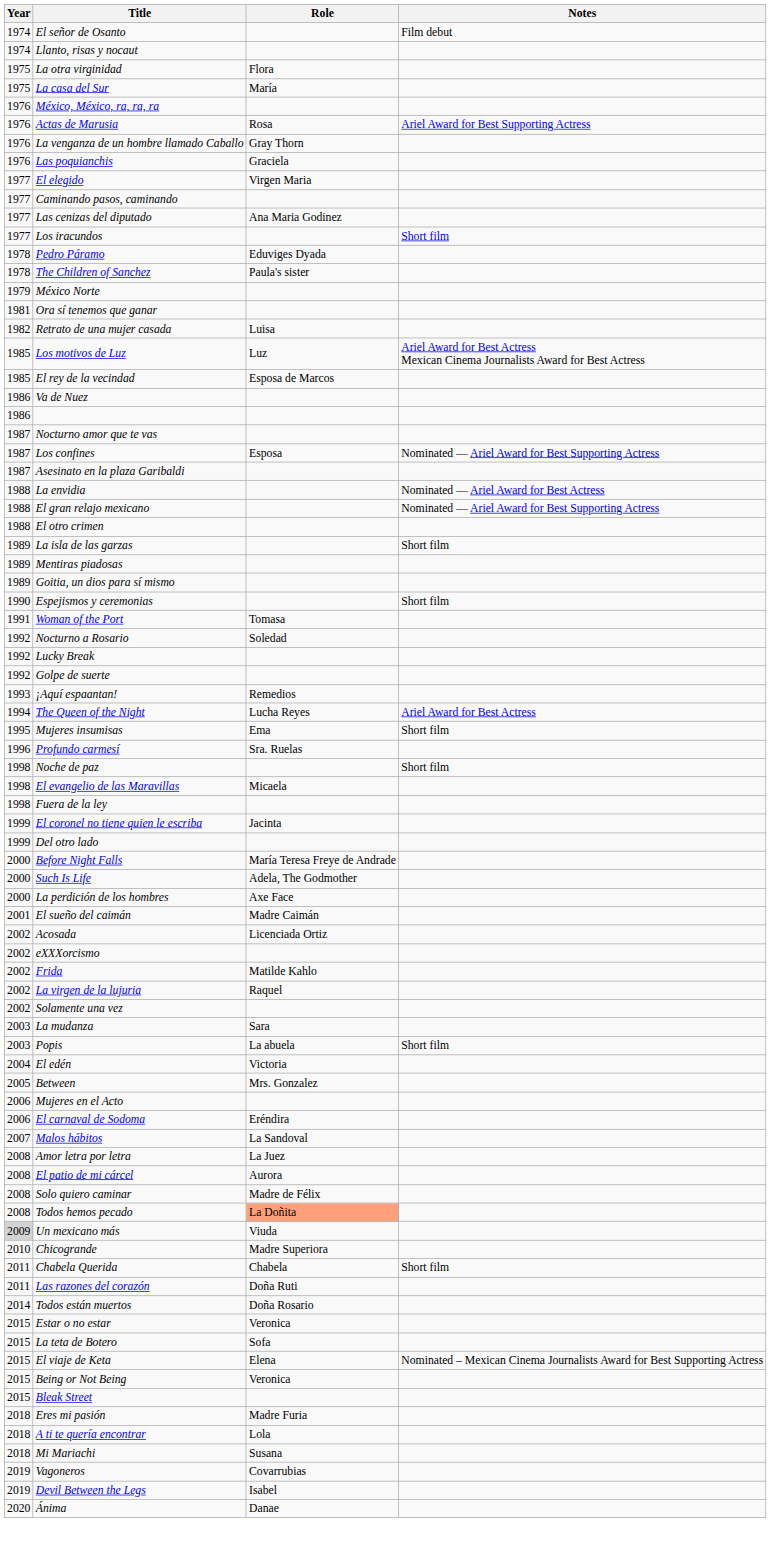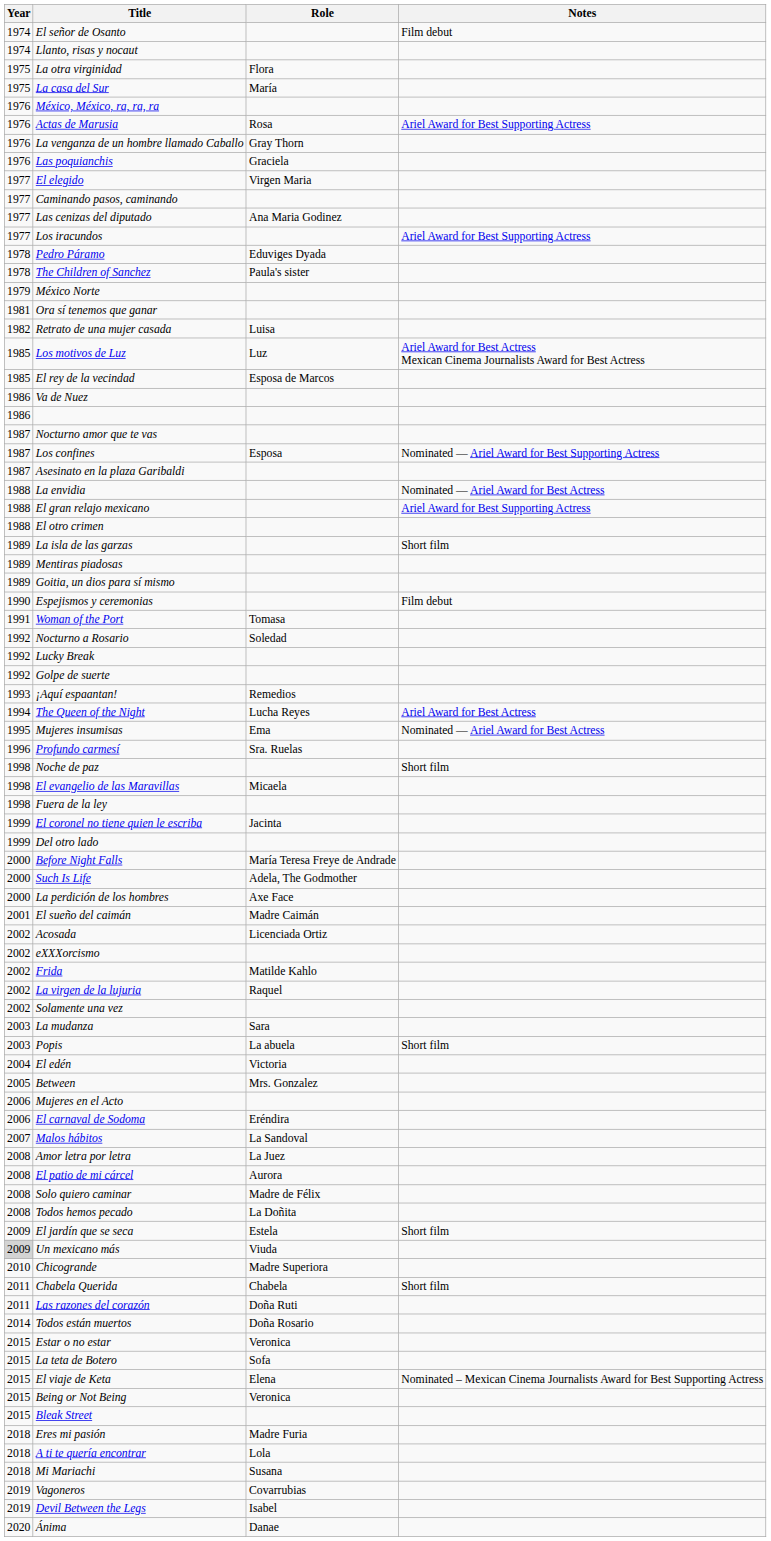(425, 236) Short film -> (496, 236) Ariel Award for Best Supporting Actress
(530, 508) Nominated — Ariel Award for Best Supporting Actress -> (496, 508) Ariel Award for Best Supporting Actress
(425, 601) Short film -> (427, 601) Film debut
(425, 730) Short film -> (503, 730) Nominated — Ariel Award for Best Actress
(273, 1212) lightsalmon background -> (273, 1212) no background
+ row: (85, 1230)
